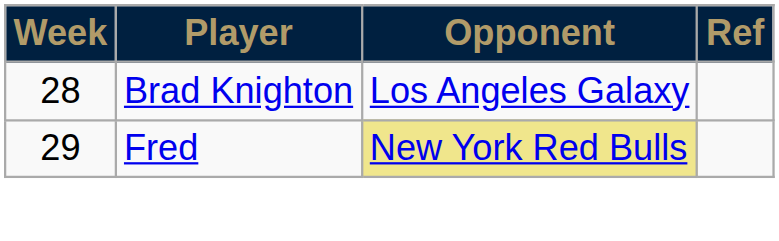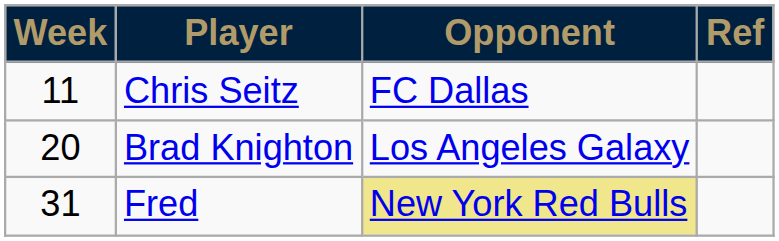+ row: (211, 90)
(60, 90) 28 -> (60, 147) 20
(60, 147) 29 -> (60, 205) 31
